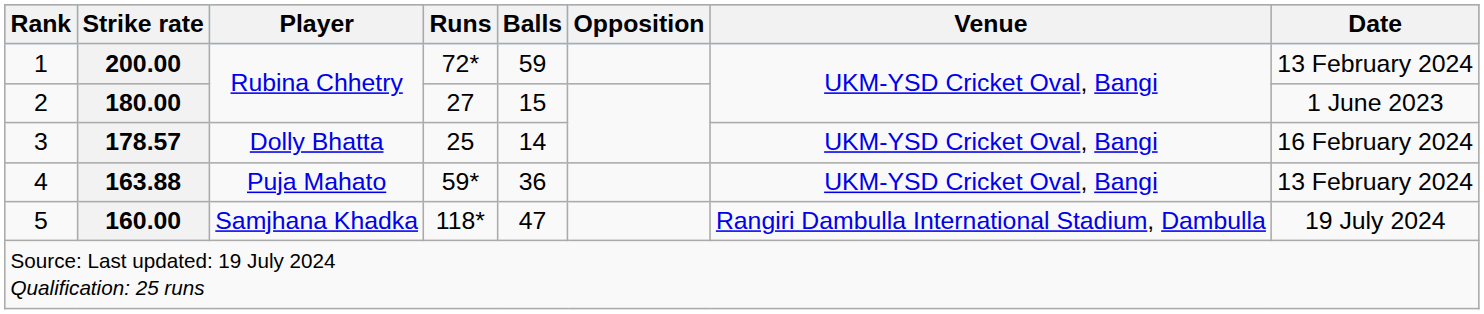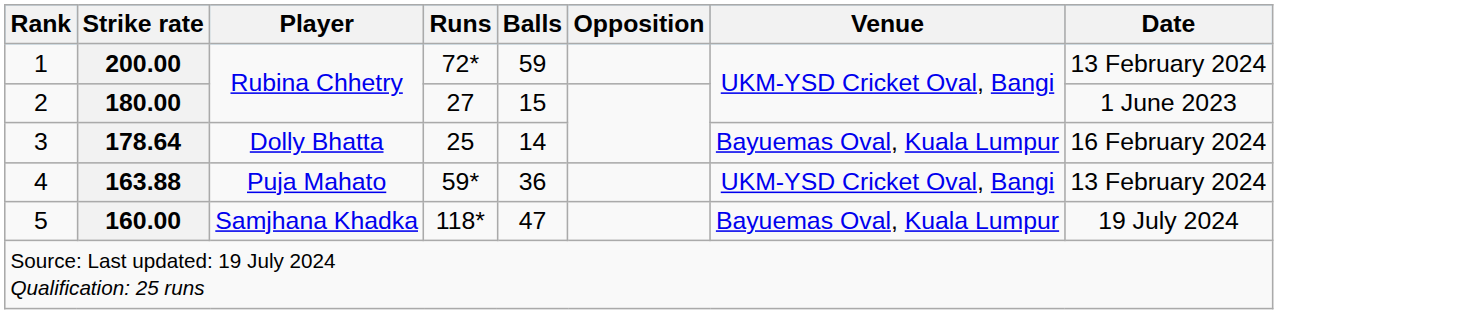(143, 142) 178.57 -> (143, 142) 178.64
(991, 142) UKM-YSD Cricket Oval, Bangi -> (888, 142) Bayuemas Oval, Kuala Lumpur
(991, 220) Rangiri Dambulla International Stadium, Dambulla -> (888, 220) Bayuemas Oval, Kuala Lumpur
